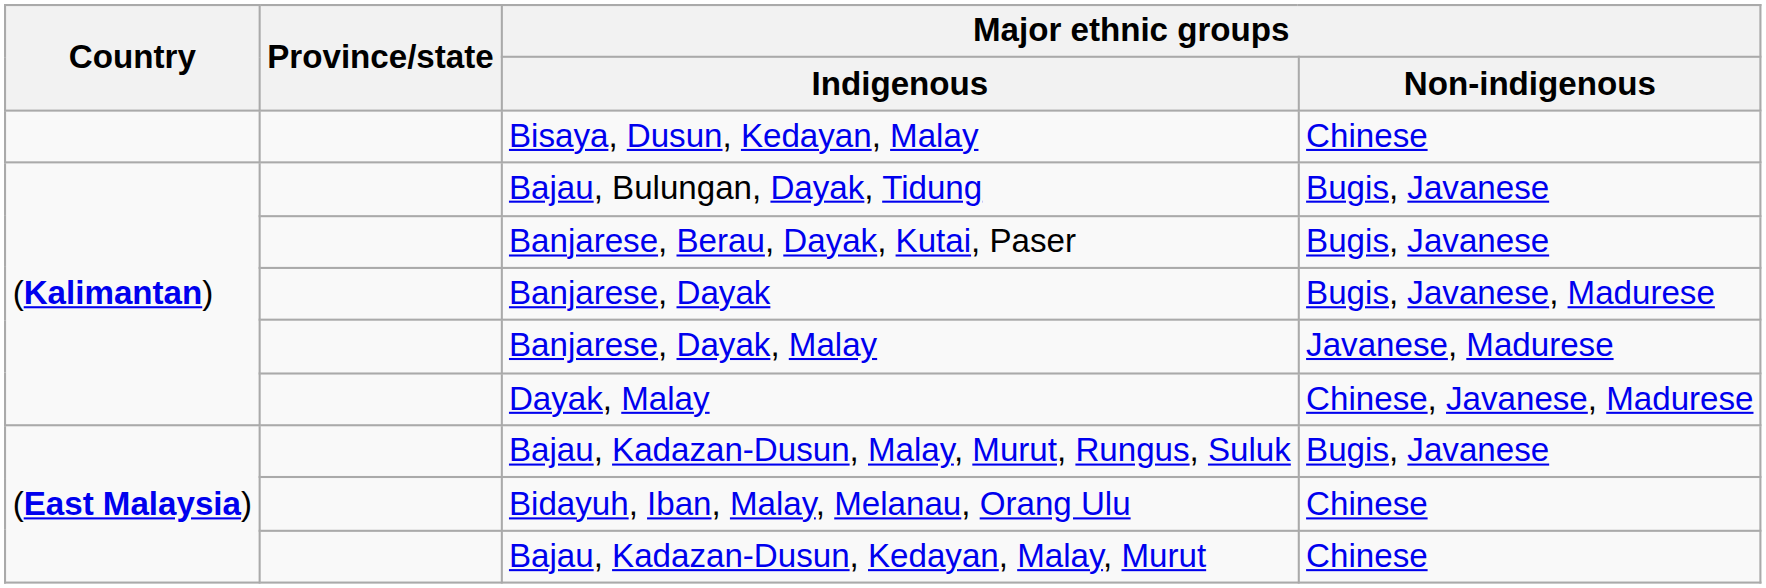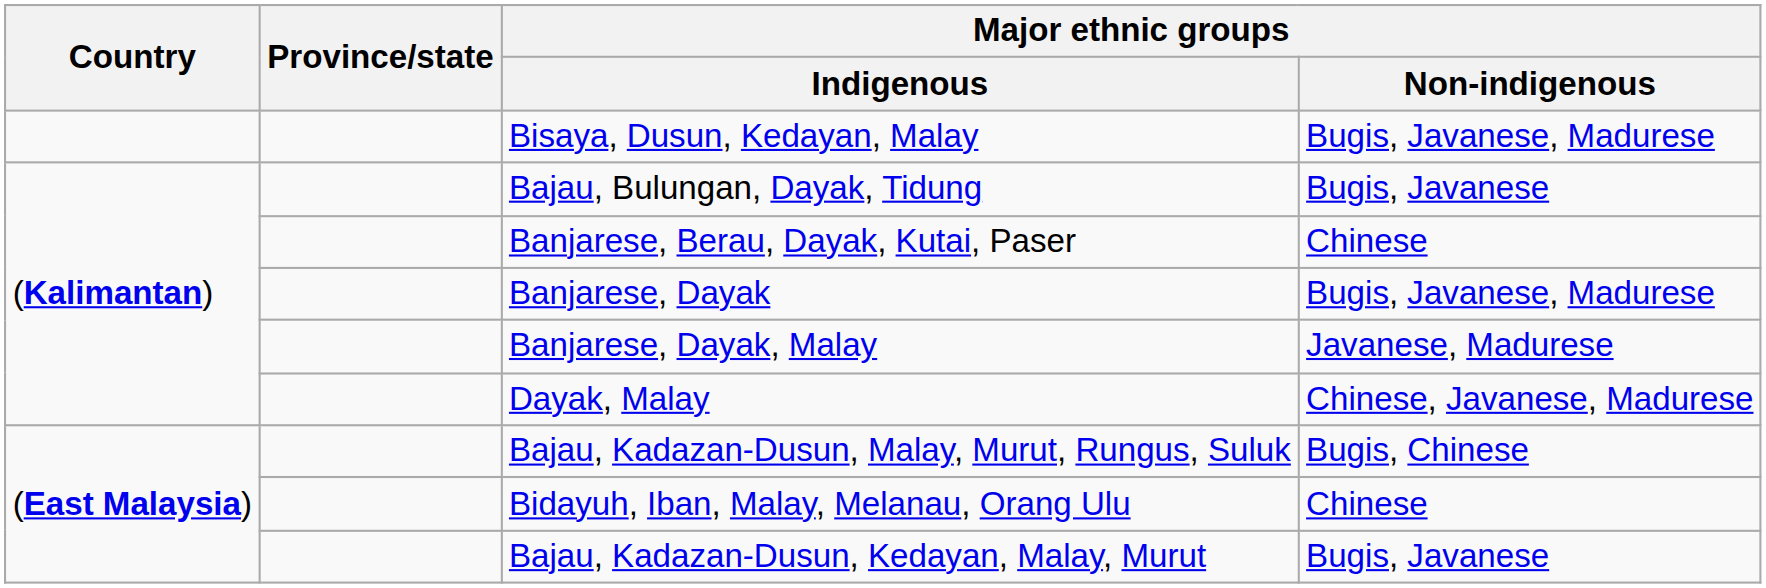(1367, 135) Chinese -> (1510, 135) Bugis, Javanese, Madurese
(1428, 240) Bugis, Javanese -> (1367, 240) Chinese
(1428, 450) Bugis, Javanese -> (1417, 450) Bugis, Chinese
(1367, 556) Chinese -> (1428, 556) Bugis, Javanese
